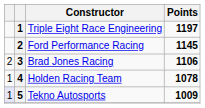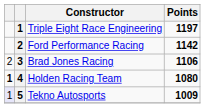(187, 45) 1145 -> (187, 45) 1142
(10, 78) normal -> (10, 78) bold
(187, 78) 1078 -> (187, 78) 1080
